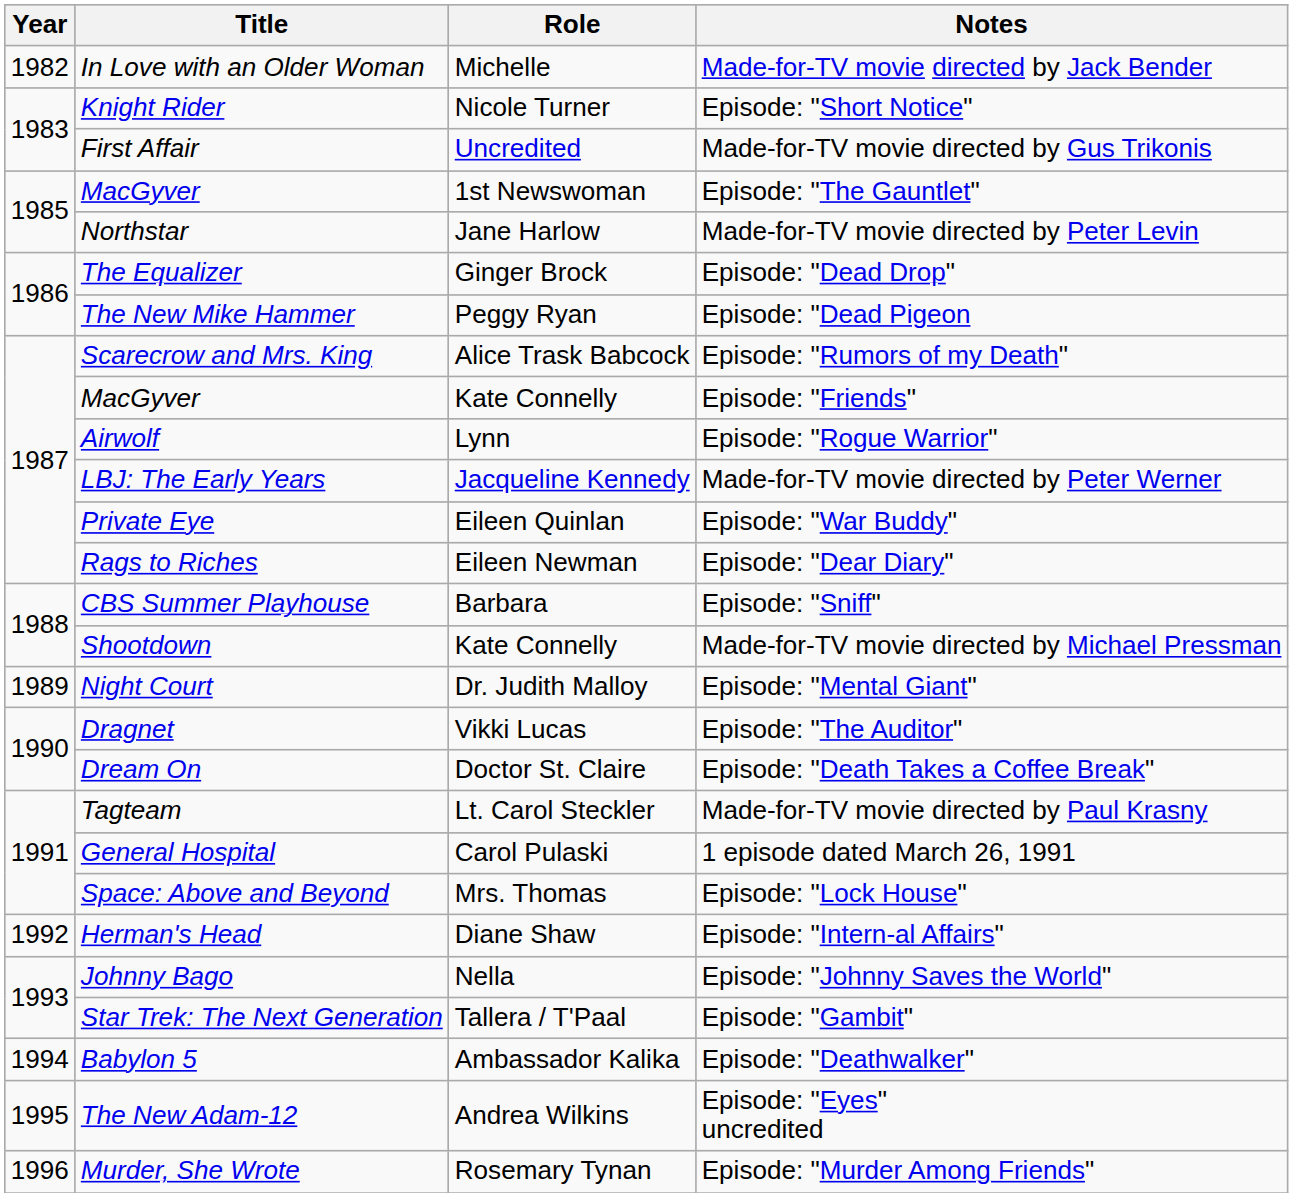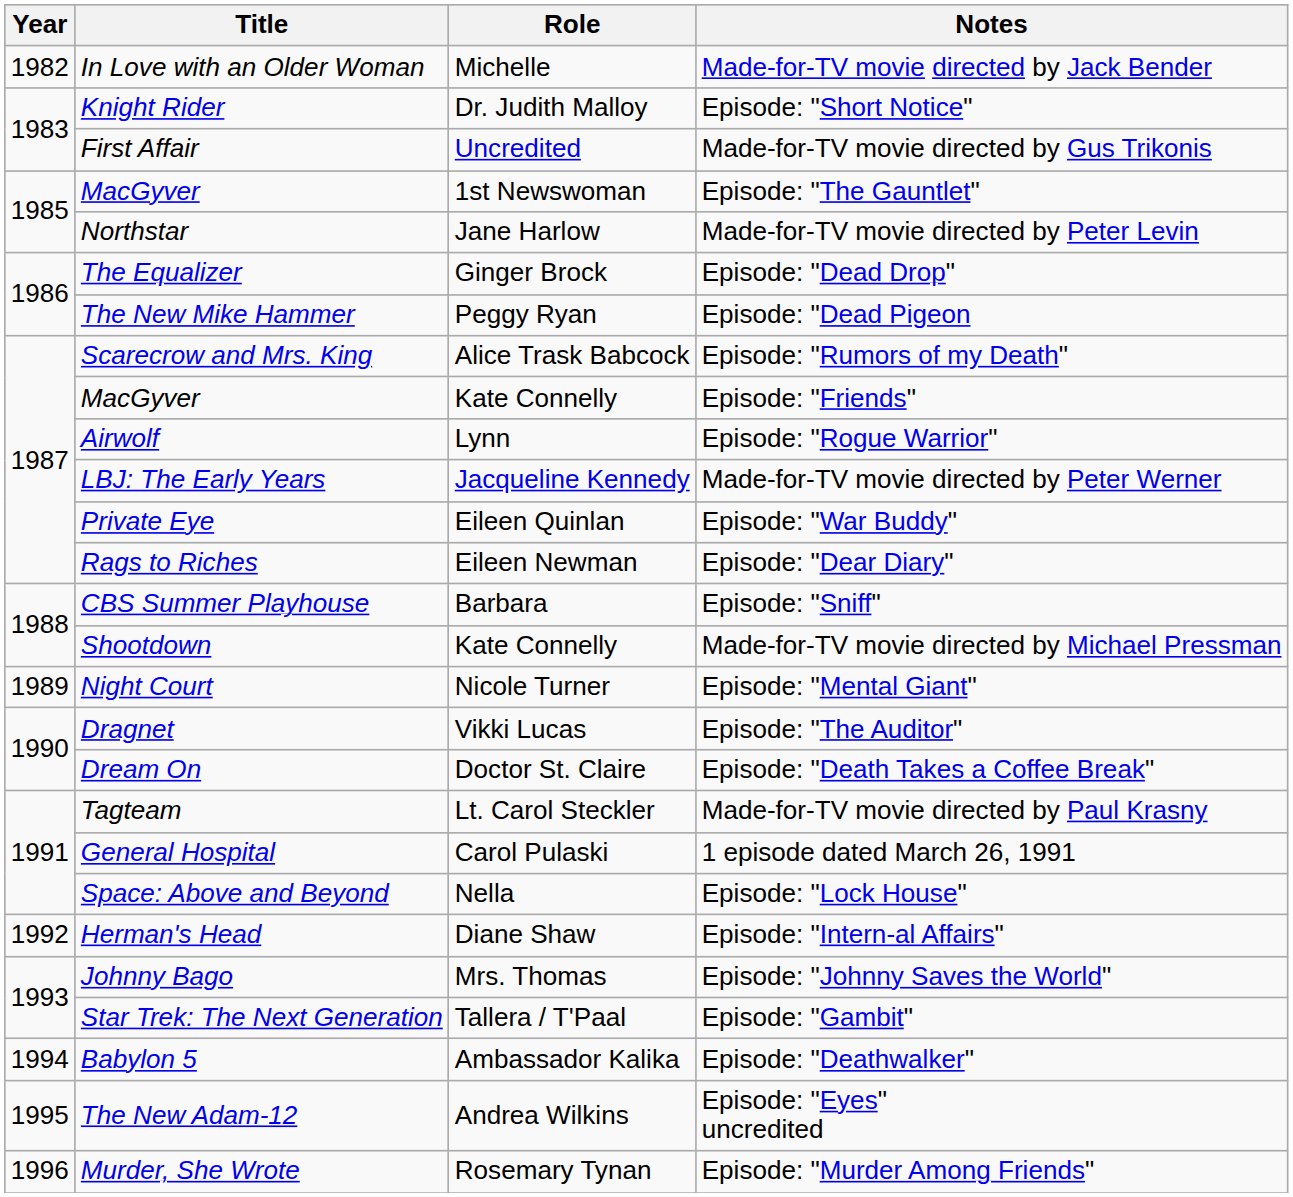(532, 107) Nicole Turner -> (551, 107) Dr. Judith Malloy
(551, 686) Dr. Judith Malloy -> (532, 686) Nicole Turner
(531, 893) Mrs. Thomas -> (484, 893) Nella
(484, 976) Nella -> (531, 976) Mrs. Thomas
